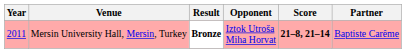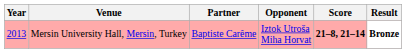columns swapped: (367, 12) <-> (206, 12)
(16, 34) 2011 -> (16, 34) 2013
